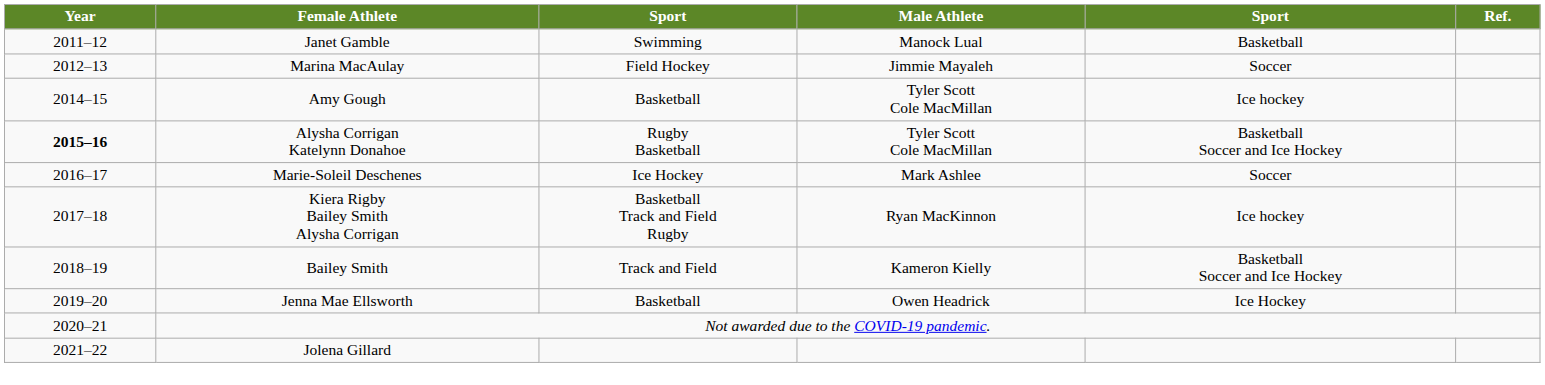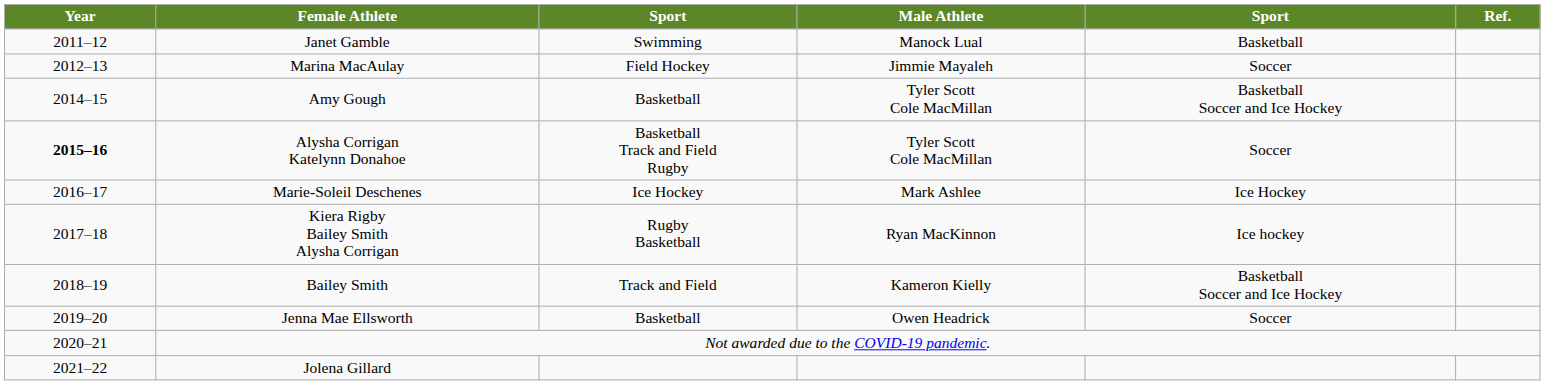(1270, 99) Ice hockey -> (1270, 99) Basketball Soccer and Ice Hockey
(668, 141) Rugby Basketball -> (668, 150) Basketball Track and Field Rugby
(1270, 141) Basketball Soccer and Ice Hockey -> (1270, 150) Soccer
(1270, 174) Soccer -> (1270, 192) Ice Hockey
(668, 216) Basketball Track and Field Rugby -> (668, 234) Rugby Basketball
(1270, 301) Ice Hockey -> (1270, 318) Soccer
